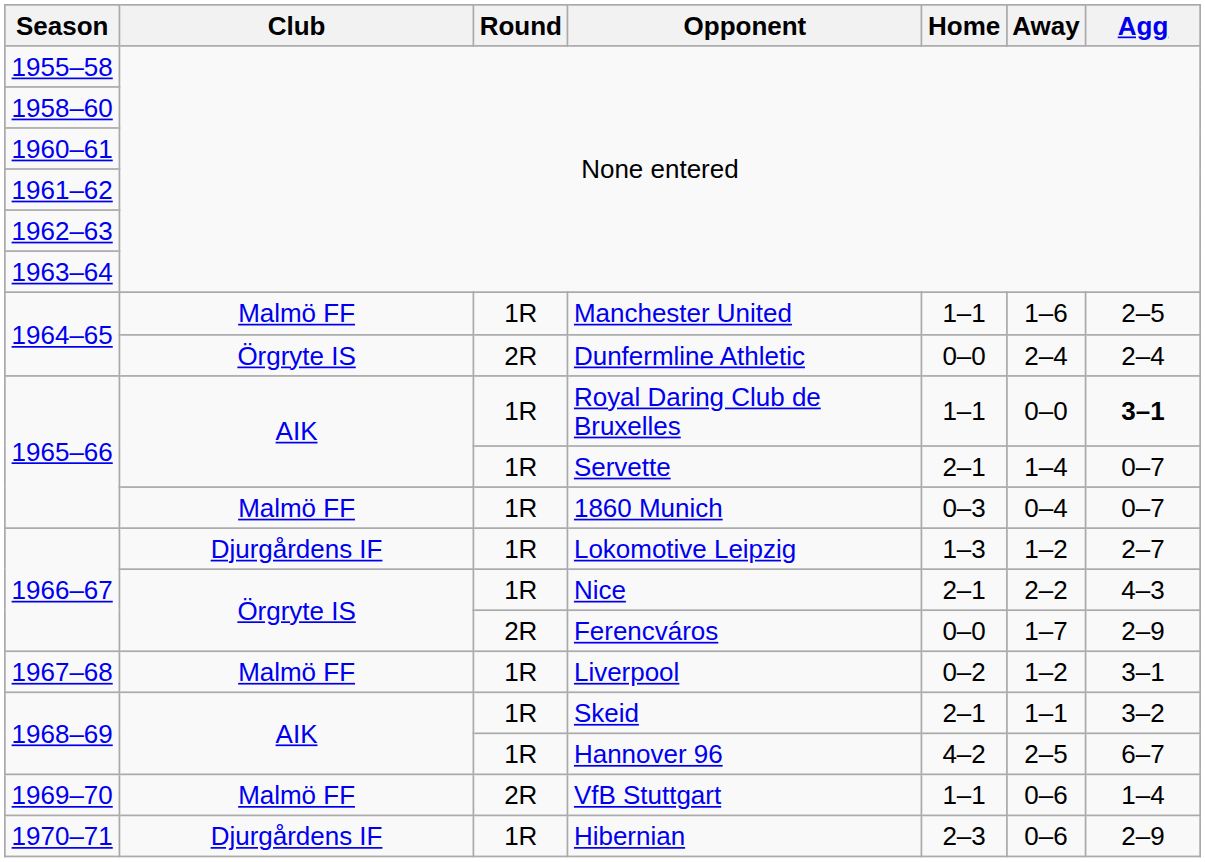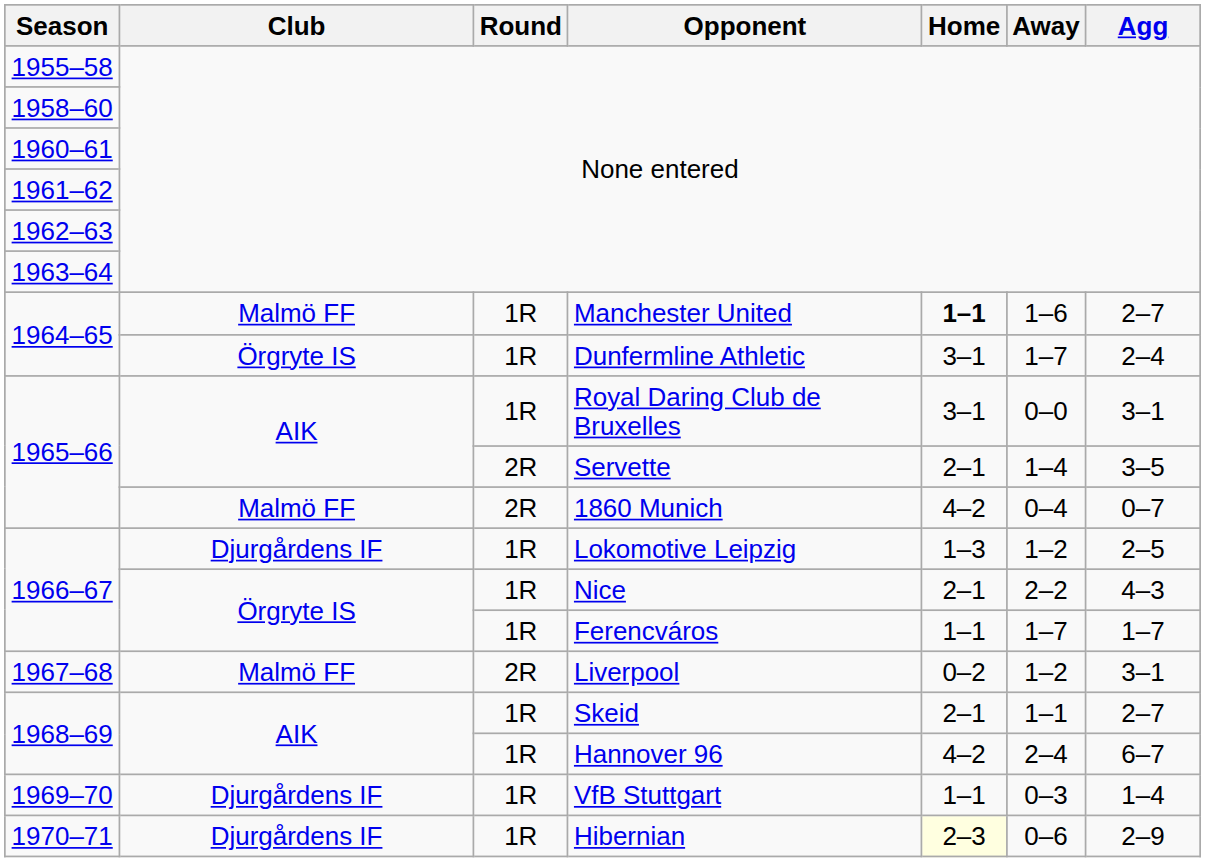(964, 314) normal -> (964, 314) bold
(1143, 314) 2–5 -> (1143, 314) 2–7
(521, 355) 2R -> (521, 355) 1R
(964, 355) 0–0 -> (964, 355) 3–1
(1046, 355) 2–4 -> (1046, 355) 1–7
(964, 410) 1–1 -> (964, 410) 3–1
(1143, 410) bold -> (1143, 410) normal
(521, 466) 1R -> (521, 466) 2R
(1143, 466) 0–7 -> (1143, 466) 3–5
(521, 507) 1R -> (521, 507) 2R
(964, 507) 0–3 -> (964, 507) 4–2
(1143, 548) 2–7 -> (1143, 548) 2–5
(521, 631) 2R -> (521, 631) 1R
(964, 631) 0–0 -> (964, 631) 1–1
(1143, 631) 2–9 -> (1143, 631) 1–7
(521, 672) 1R -> (521, 672) 2R
(1143, 713) 3–2 -> (1143, 713) 2–7
(1046, 754) 2–5 -> (1046, 754) 2–4
(297, 795) Malmö FF -> (297, 795) Djurgårdens IF
(521, 795) 2R -> (521, 795) 1R
(1046, 795) 0–6 -> (1046, 795) 0–3
(964, 836) no background -> (964, 836) lightyellow background
